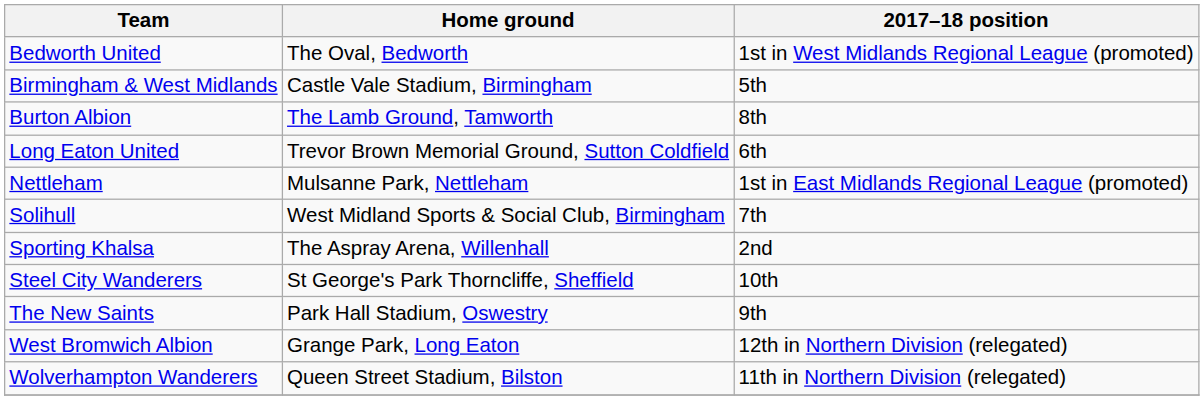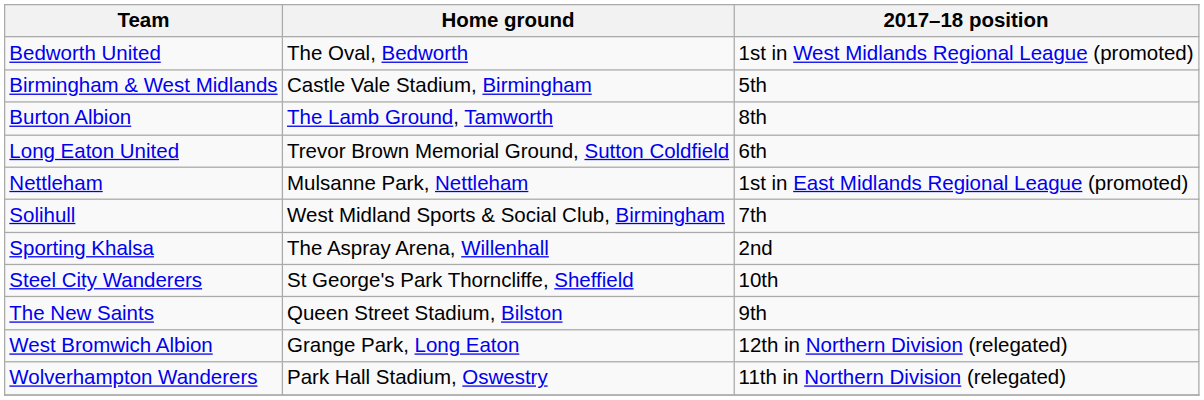(417, 313) Park Hall Stadium, Oswestry -> (425, 313) Queen Street Stadium, Bilston
(425, 378) Queen Street Stadium, Bilston -> (417, 378) Park Hall Stadium, Oswestry
